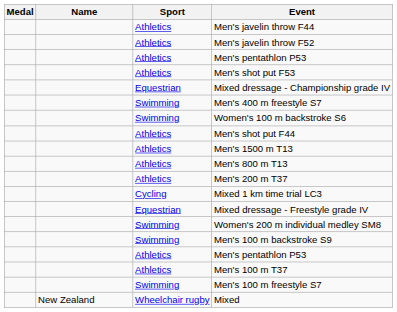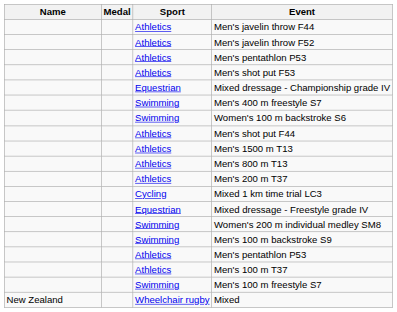columns swapped: (20, 12) <-> (84, 12)
